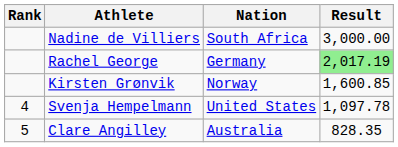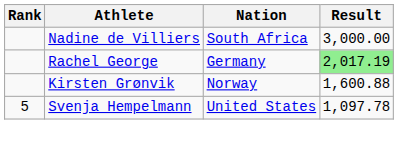(357, 85) 1,600.85 -> (357, 85) 1,600.88
(25, 108) 4 -> (25, 108) 5
- row: (107, 130)
